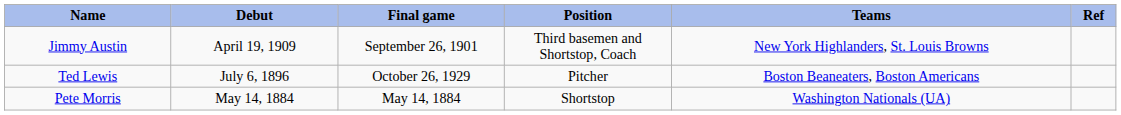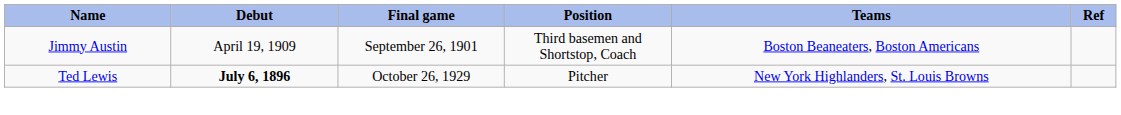(871, 45) New York Highlanders, St. Louis Browns -> (871, 45) Boston Beaneaters, Boston Americans
(254, 76) normal -> (254, 76) bold
(871, 76) Boston Beaneaters, Boston Americans -> (871, 76) New York Highlanders, St. Louis Browns
- row: (88, 98)
